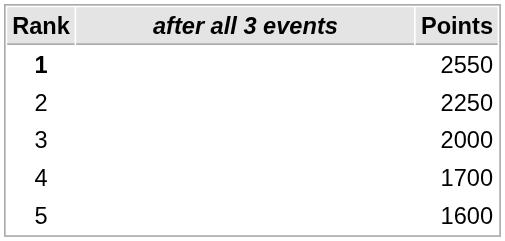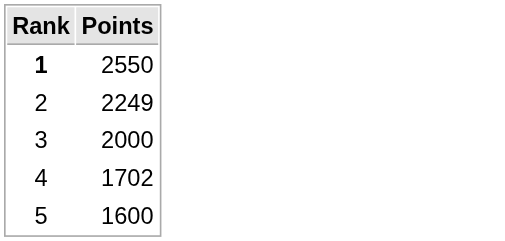- column: (245, 25)
(467, 102) 2250 -> (127, 102) 2249
(467, 178) 1700 -> (127, 178) 1702
